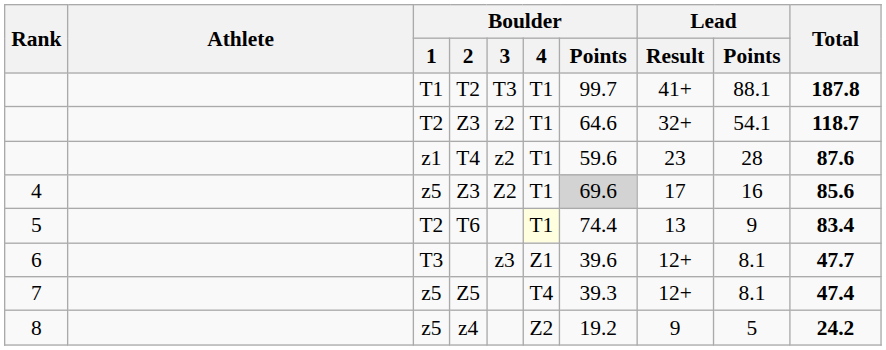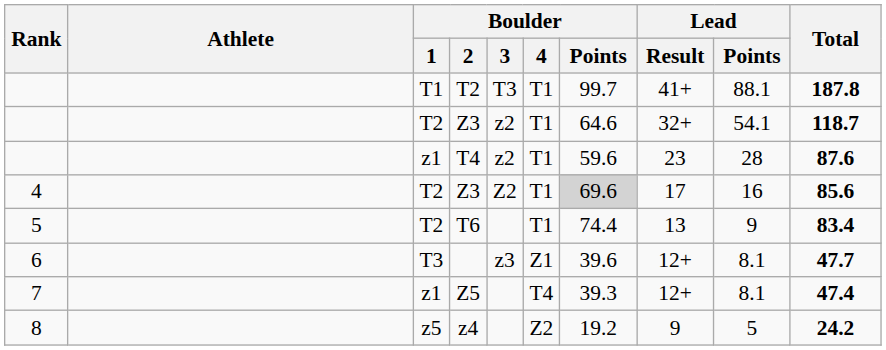(431, 191) z5 -> (431, 191) T2
(541, 225) lightyellow background -> (541, 225) no background
(431, 293) z5 -> (431, 293) z1
